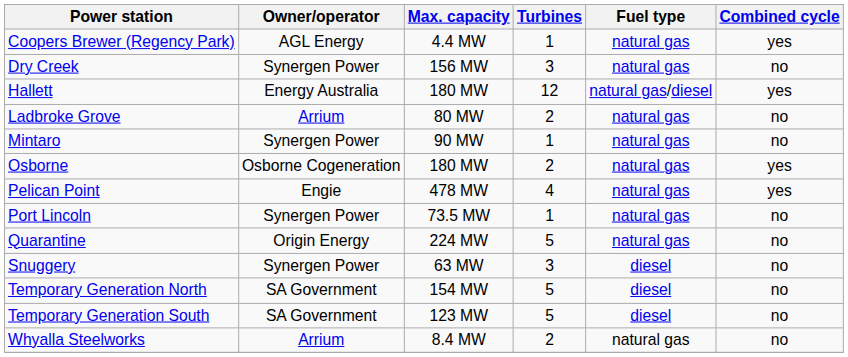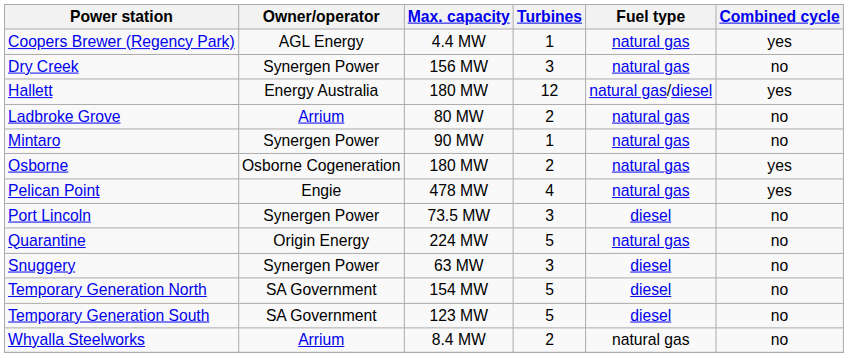(550, 215) 1 -> (550, 215) 3
(651, 215) natural gas -> (651, 215) diesel
